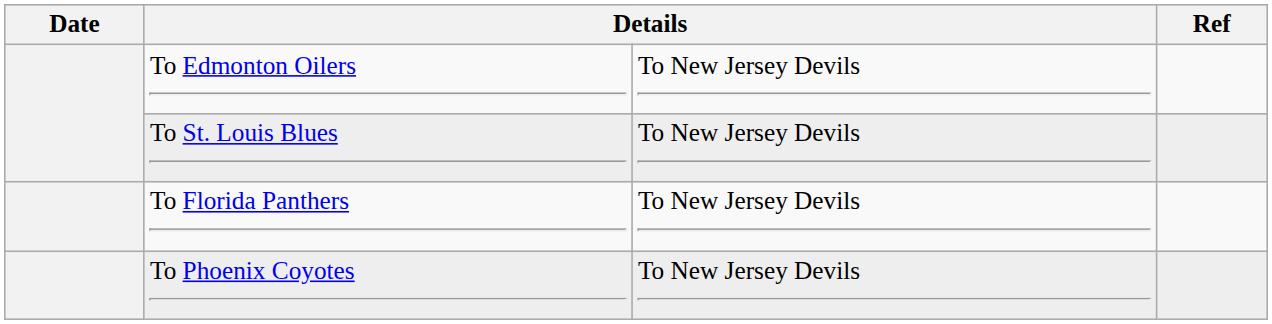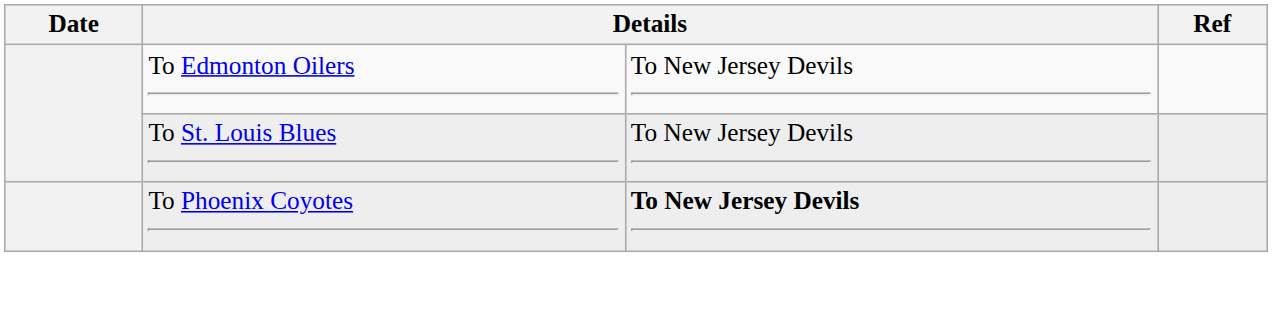- row: (388, 210)
(894, 278) normal -> (891, 210) bold
